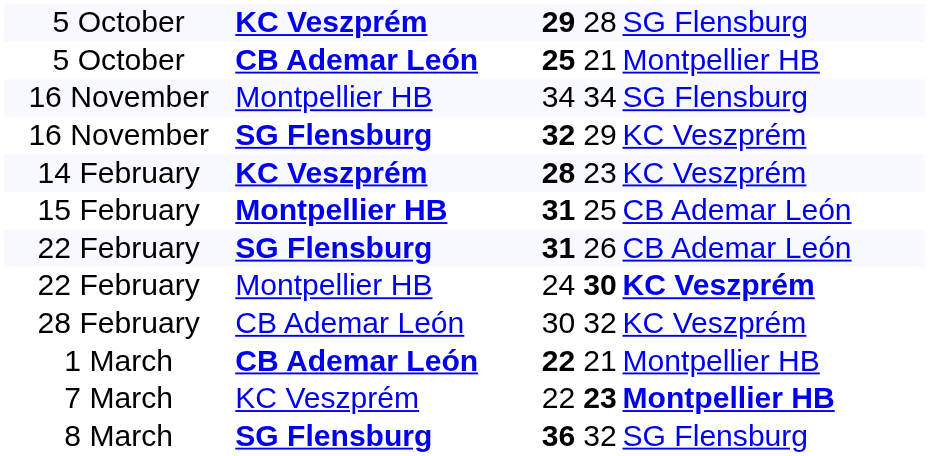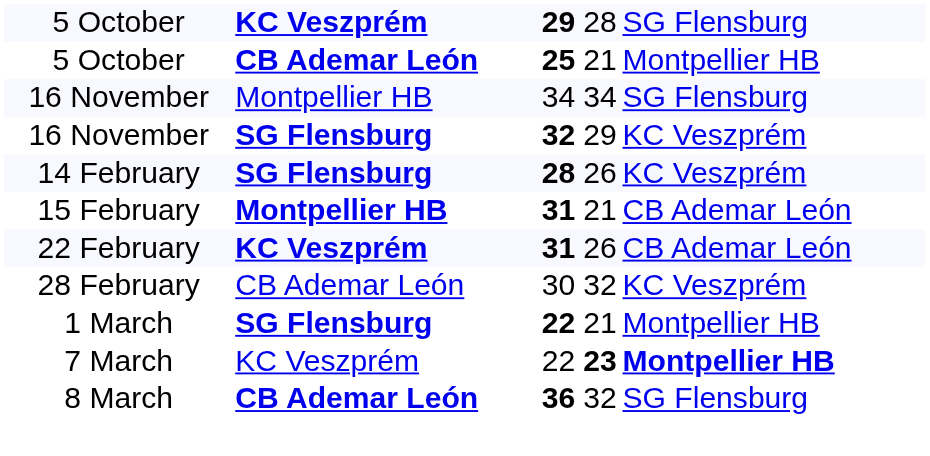(331, 172) KC Veszprém -> (334, 172) SG Flensburg
(600, 172) 23 -> (600, 172) 26
(600, 210) 25 -> (600, 210) 21
(334, 247) SG Flensburg -> (331, 247) KC Veszprém
- row: (119, 285)
(357, 360) CB Ademar León -> (334, 323) SG Flensburg
(334, 435) SG Flensburg -> (357, 398) CB Ademar León
